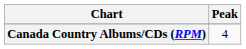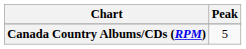(225, 34) 4 -> (225, 34) 5
